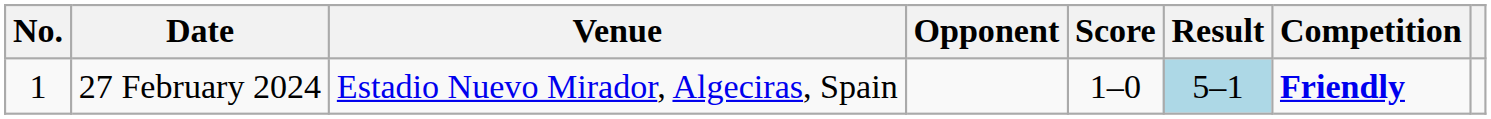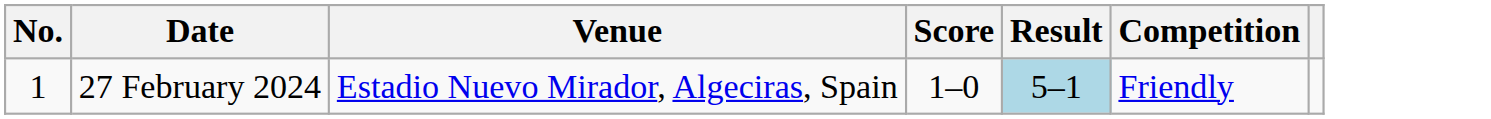- column: (986, 31)
(1342, 85) bold -> (1176, 85) normal
